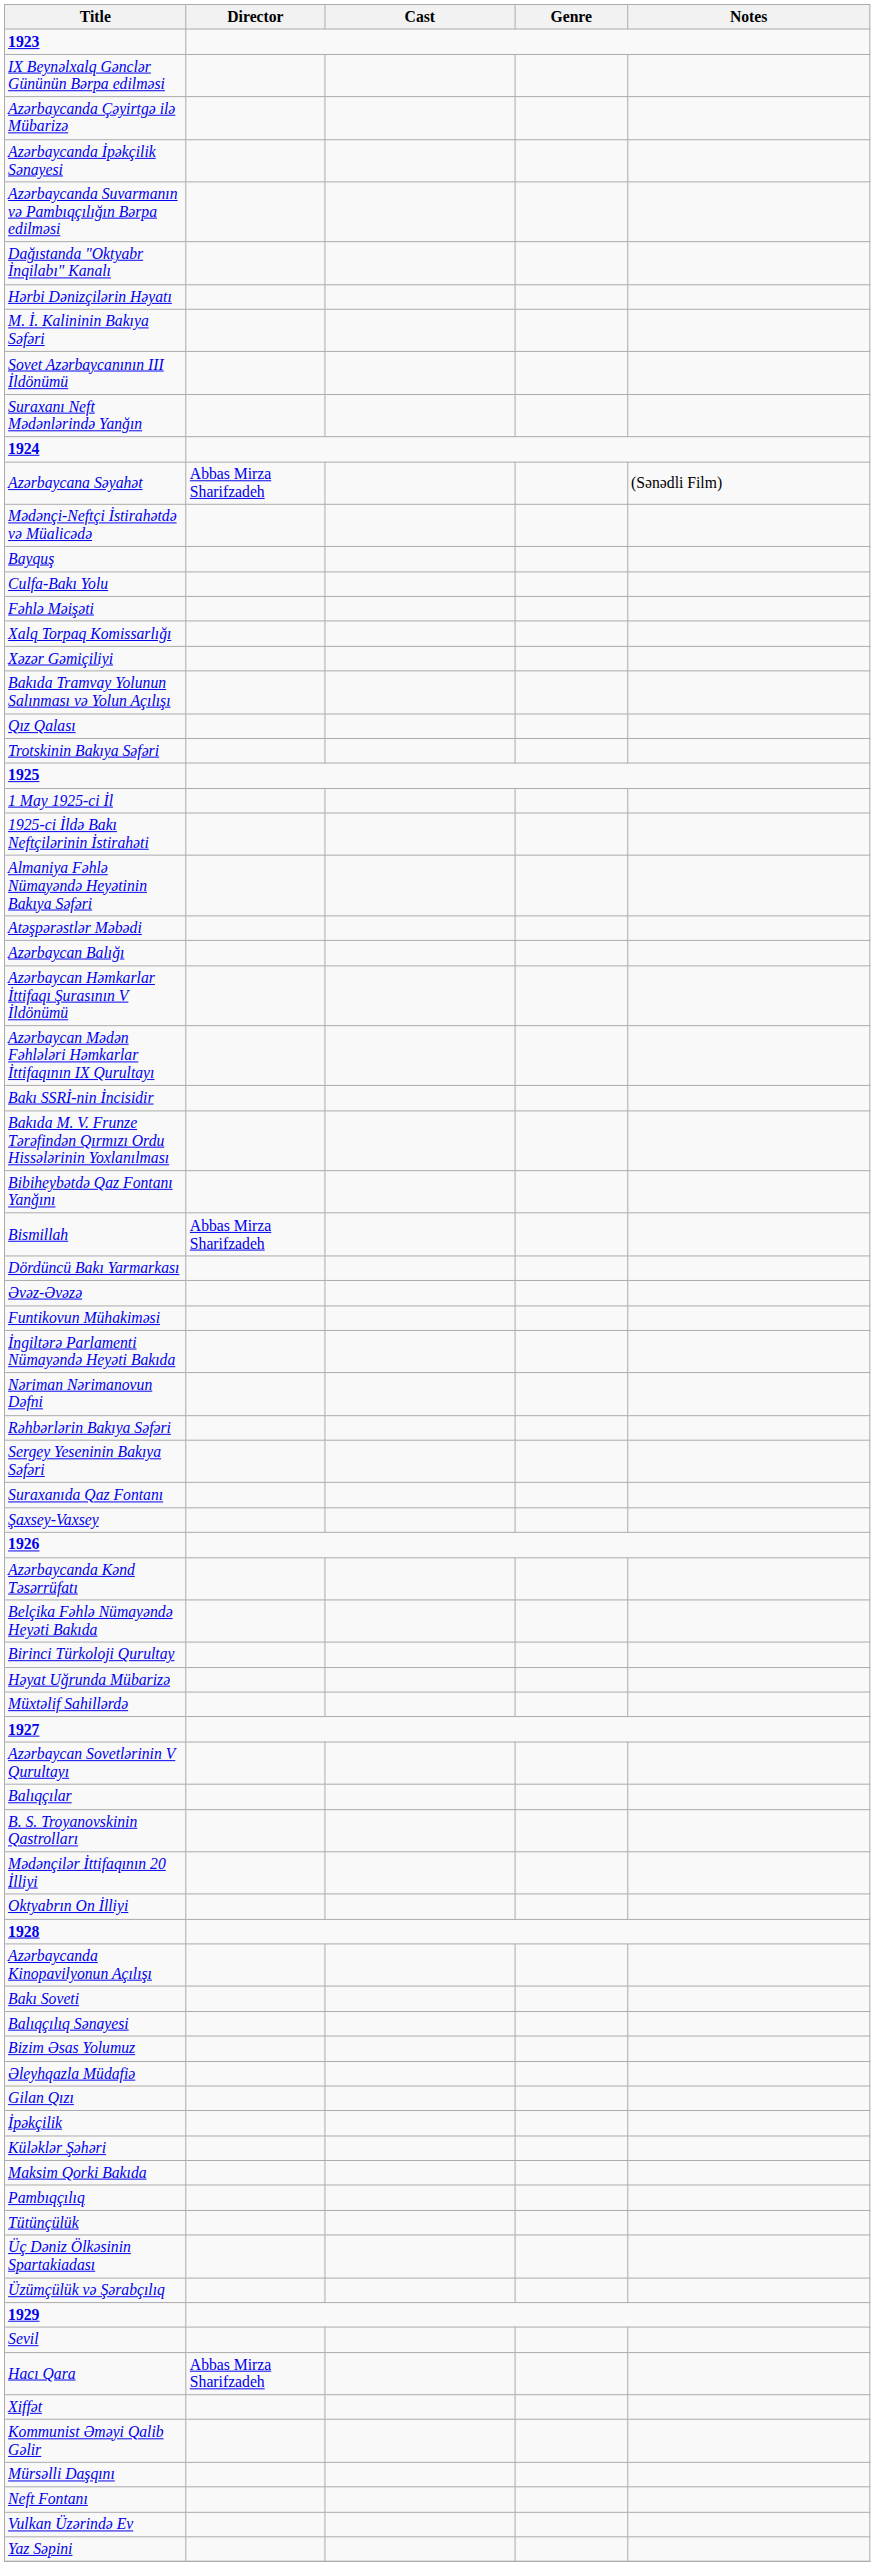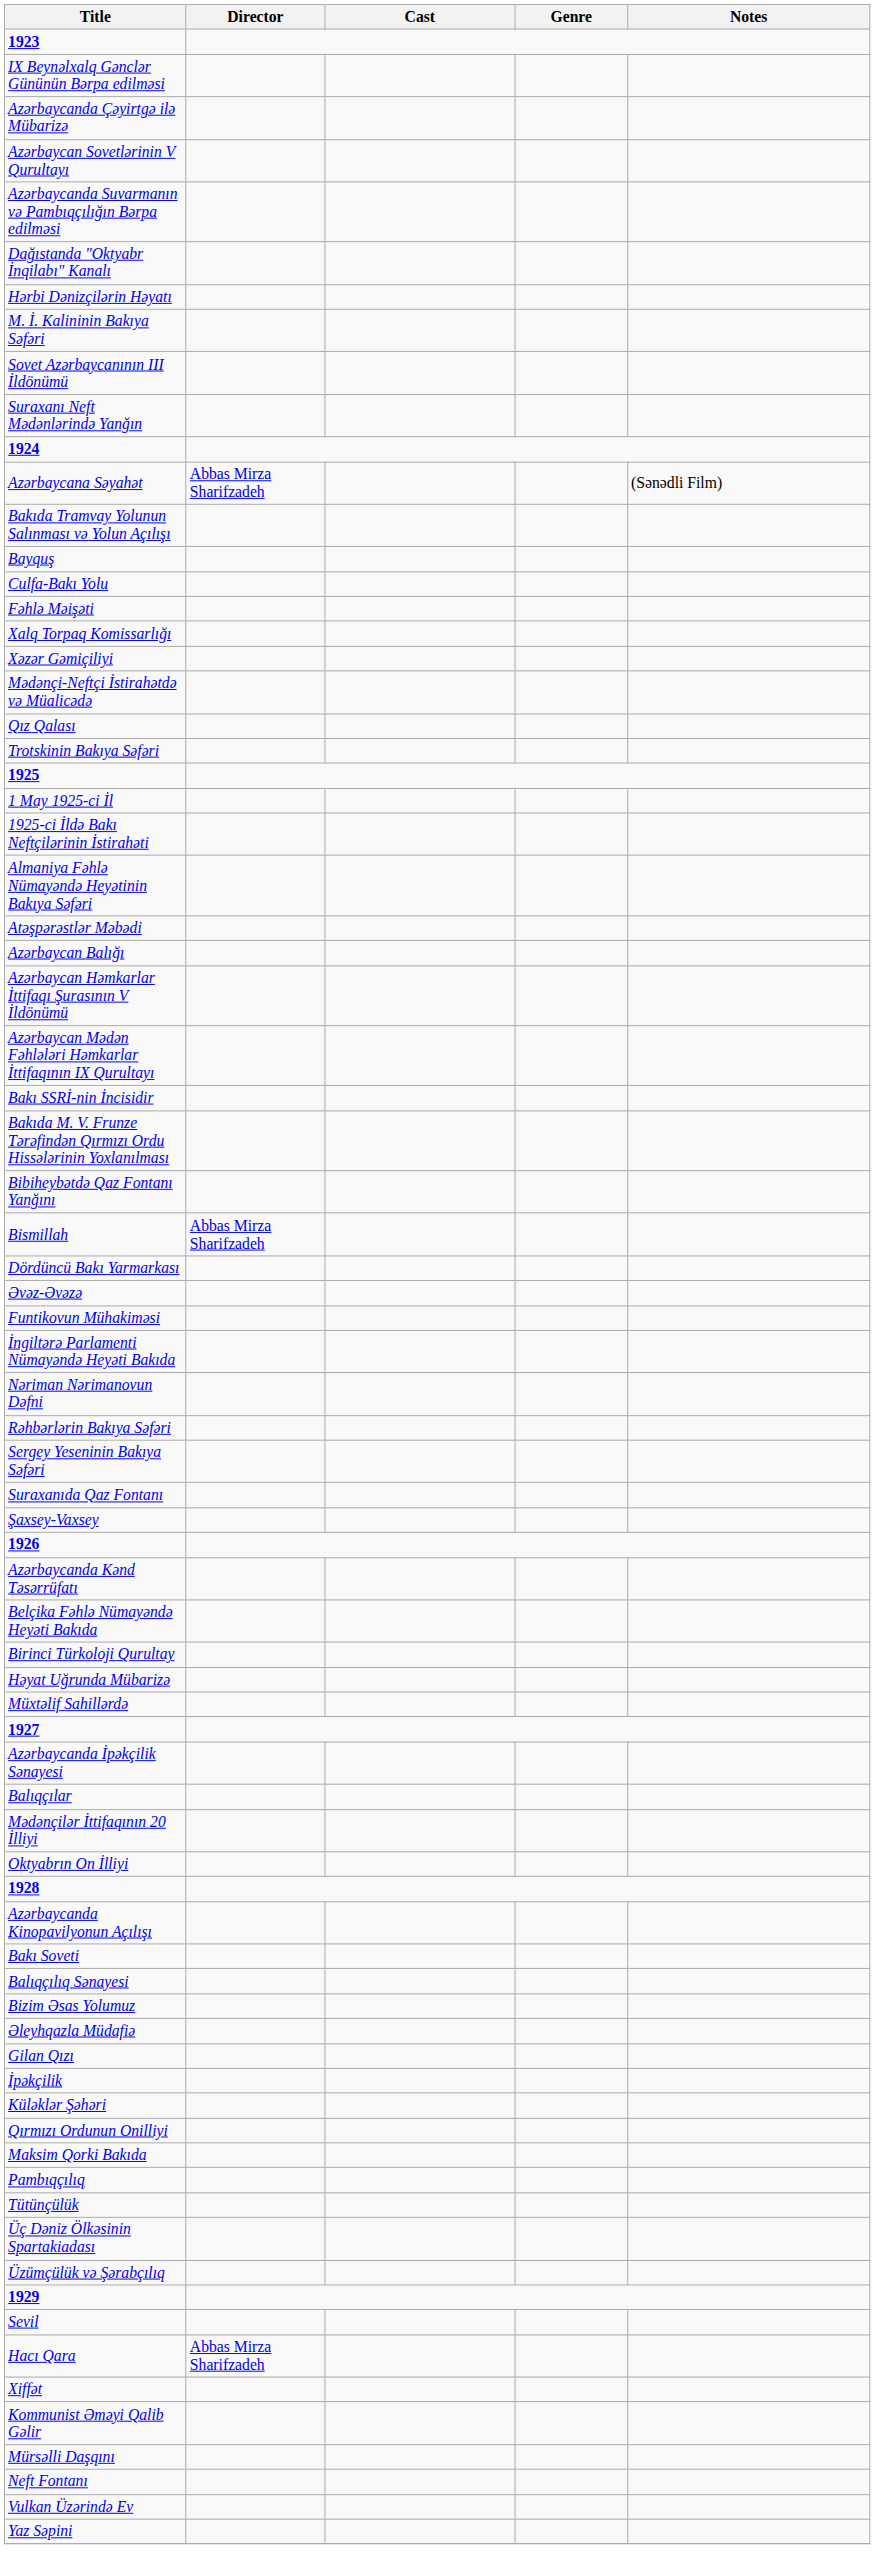rows swapped: (82, 160) <-> (92, 1763)
rows swapped: (89, 692) <-> (92, 525)
- row: (73, 1830)
+ row: (88, 2130)
